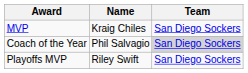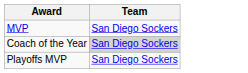- column: (121, 12)
